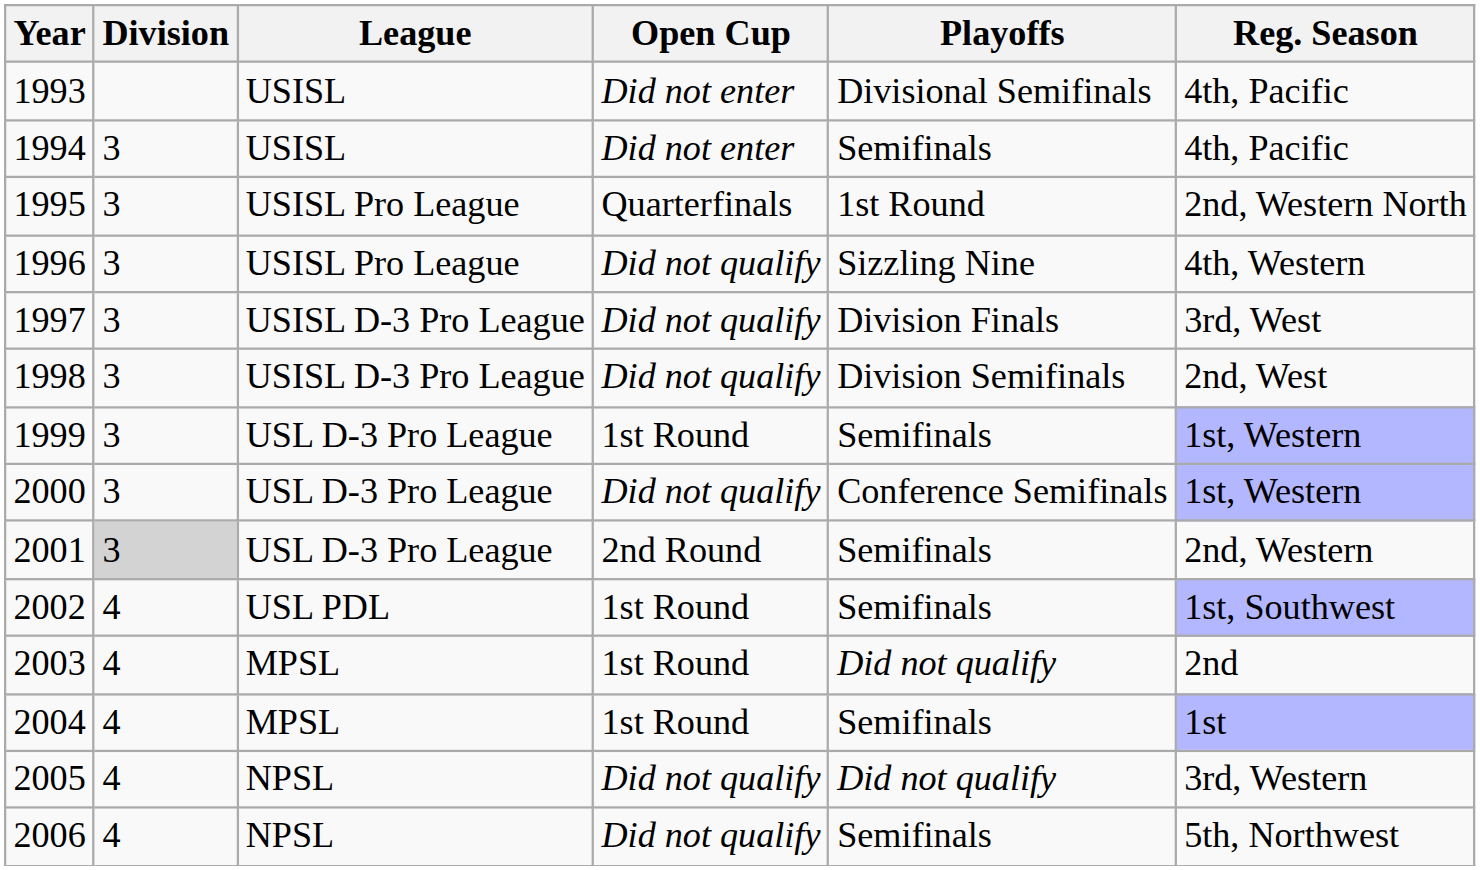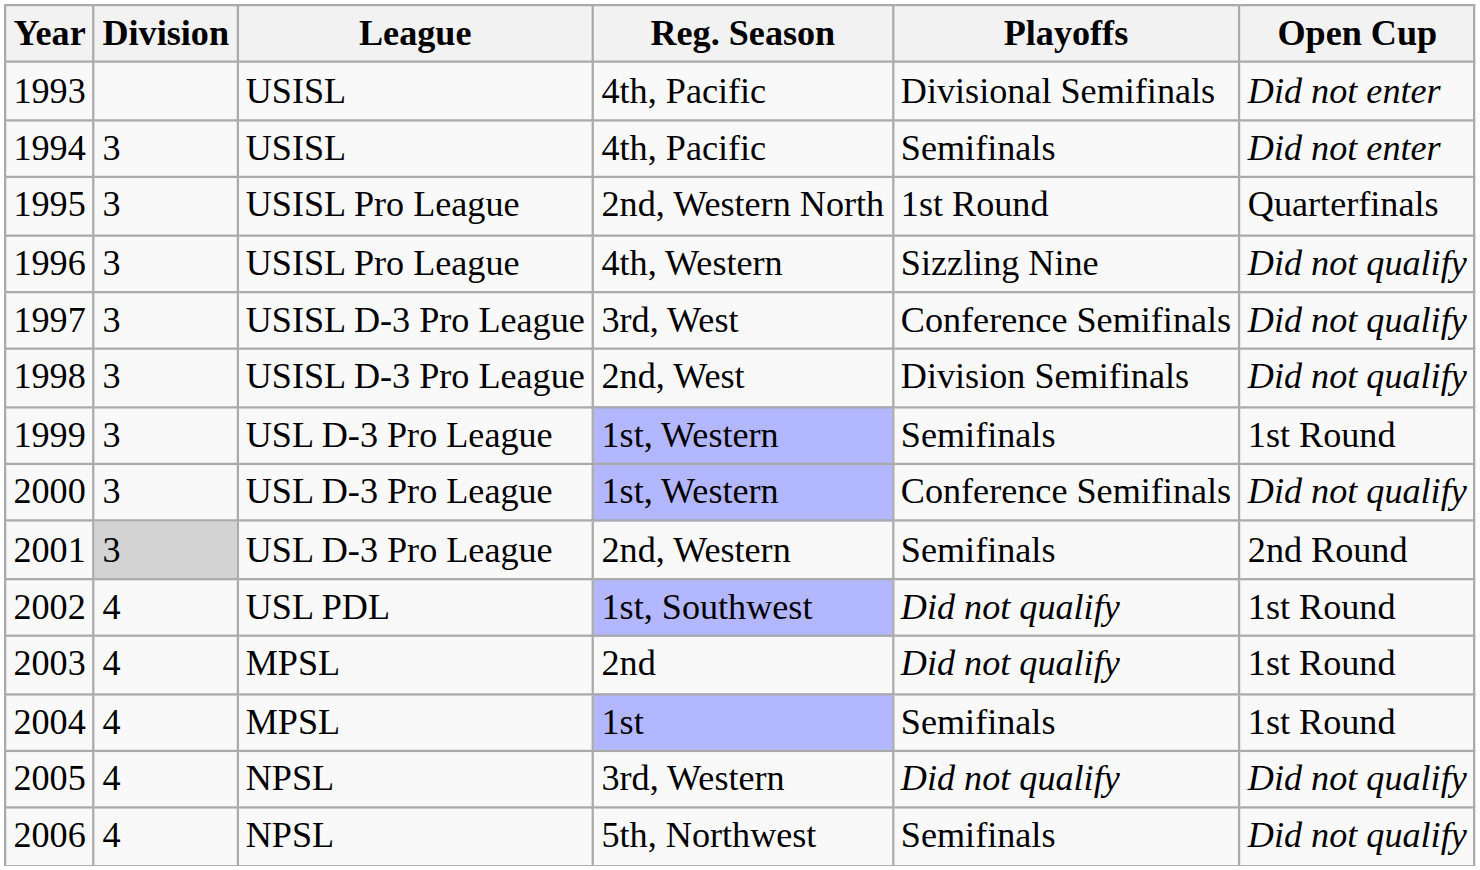columns swapped: (1325, 33) <-> (711, 33)
(948, 319) Division Finals -> (1066, 319) Conference Semifinals
(914, 606) Semifinals -> (1010, 606) Did not qualify
